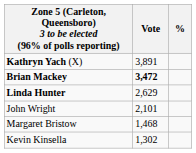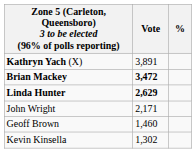(146, 93) normal -> (146, 93) bold
(146, 108) 2,101 -> (146, 108) 2,171
- row: (42, 124)
+ row: (33, 124)
